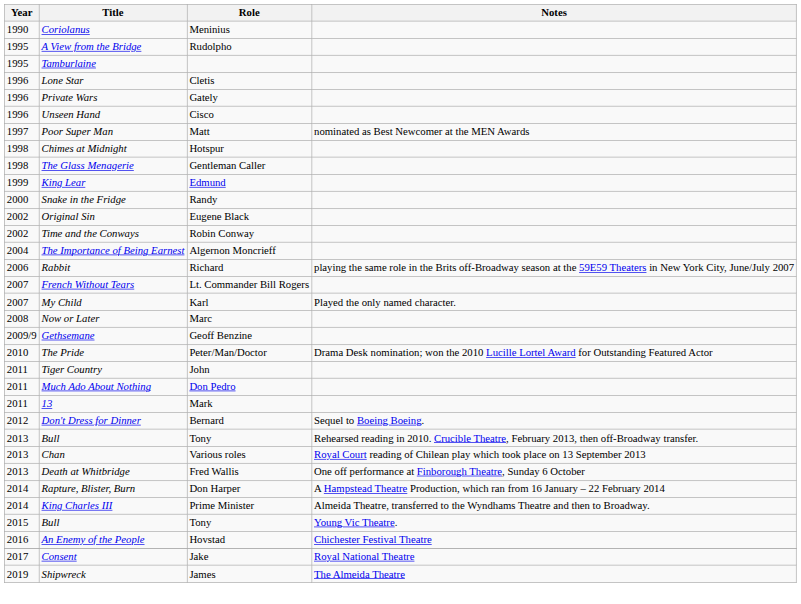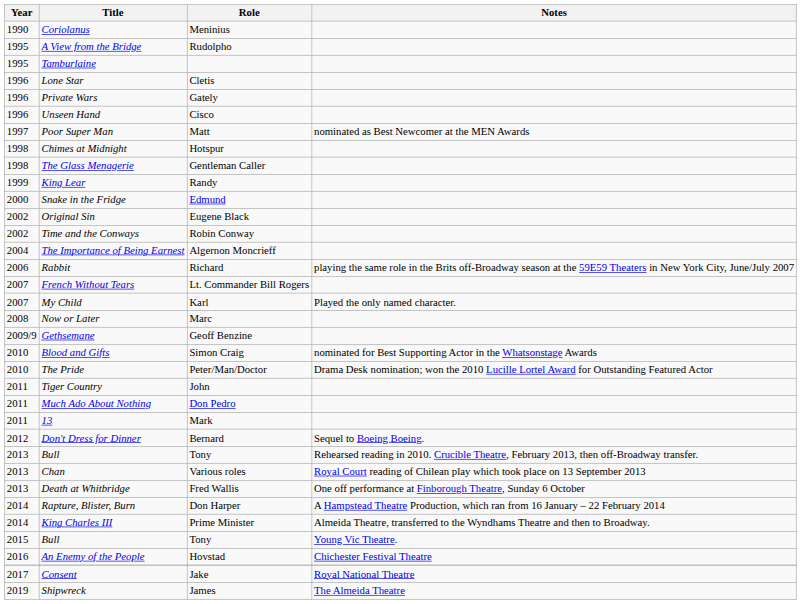(208, 183) Edmund -> (203, 183) Randy
(203, 200) Randy -> (208, 200) Edmund
+ row: (18, 353)
